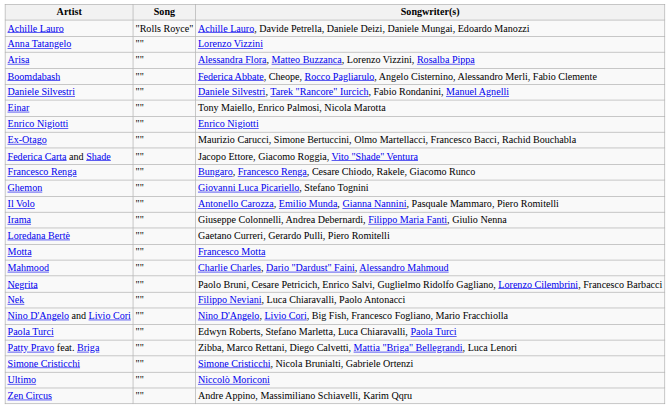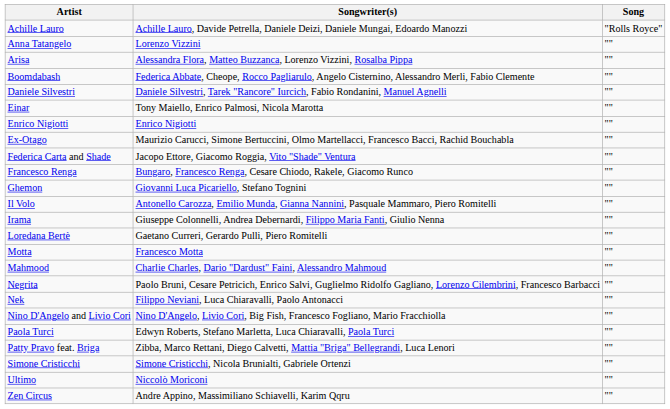columns swapped: (164, 12) <-> (430, 12)
